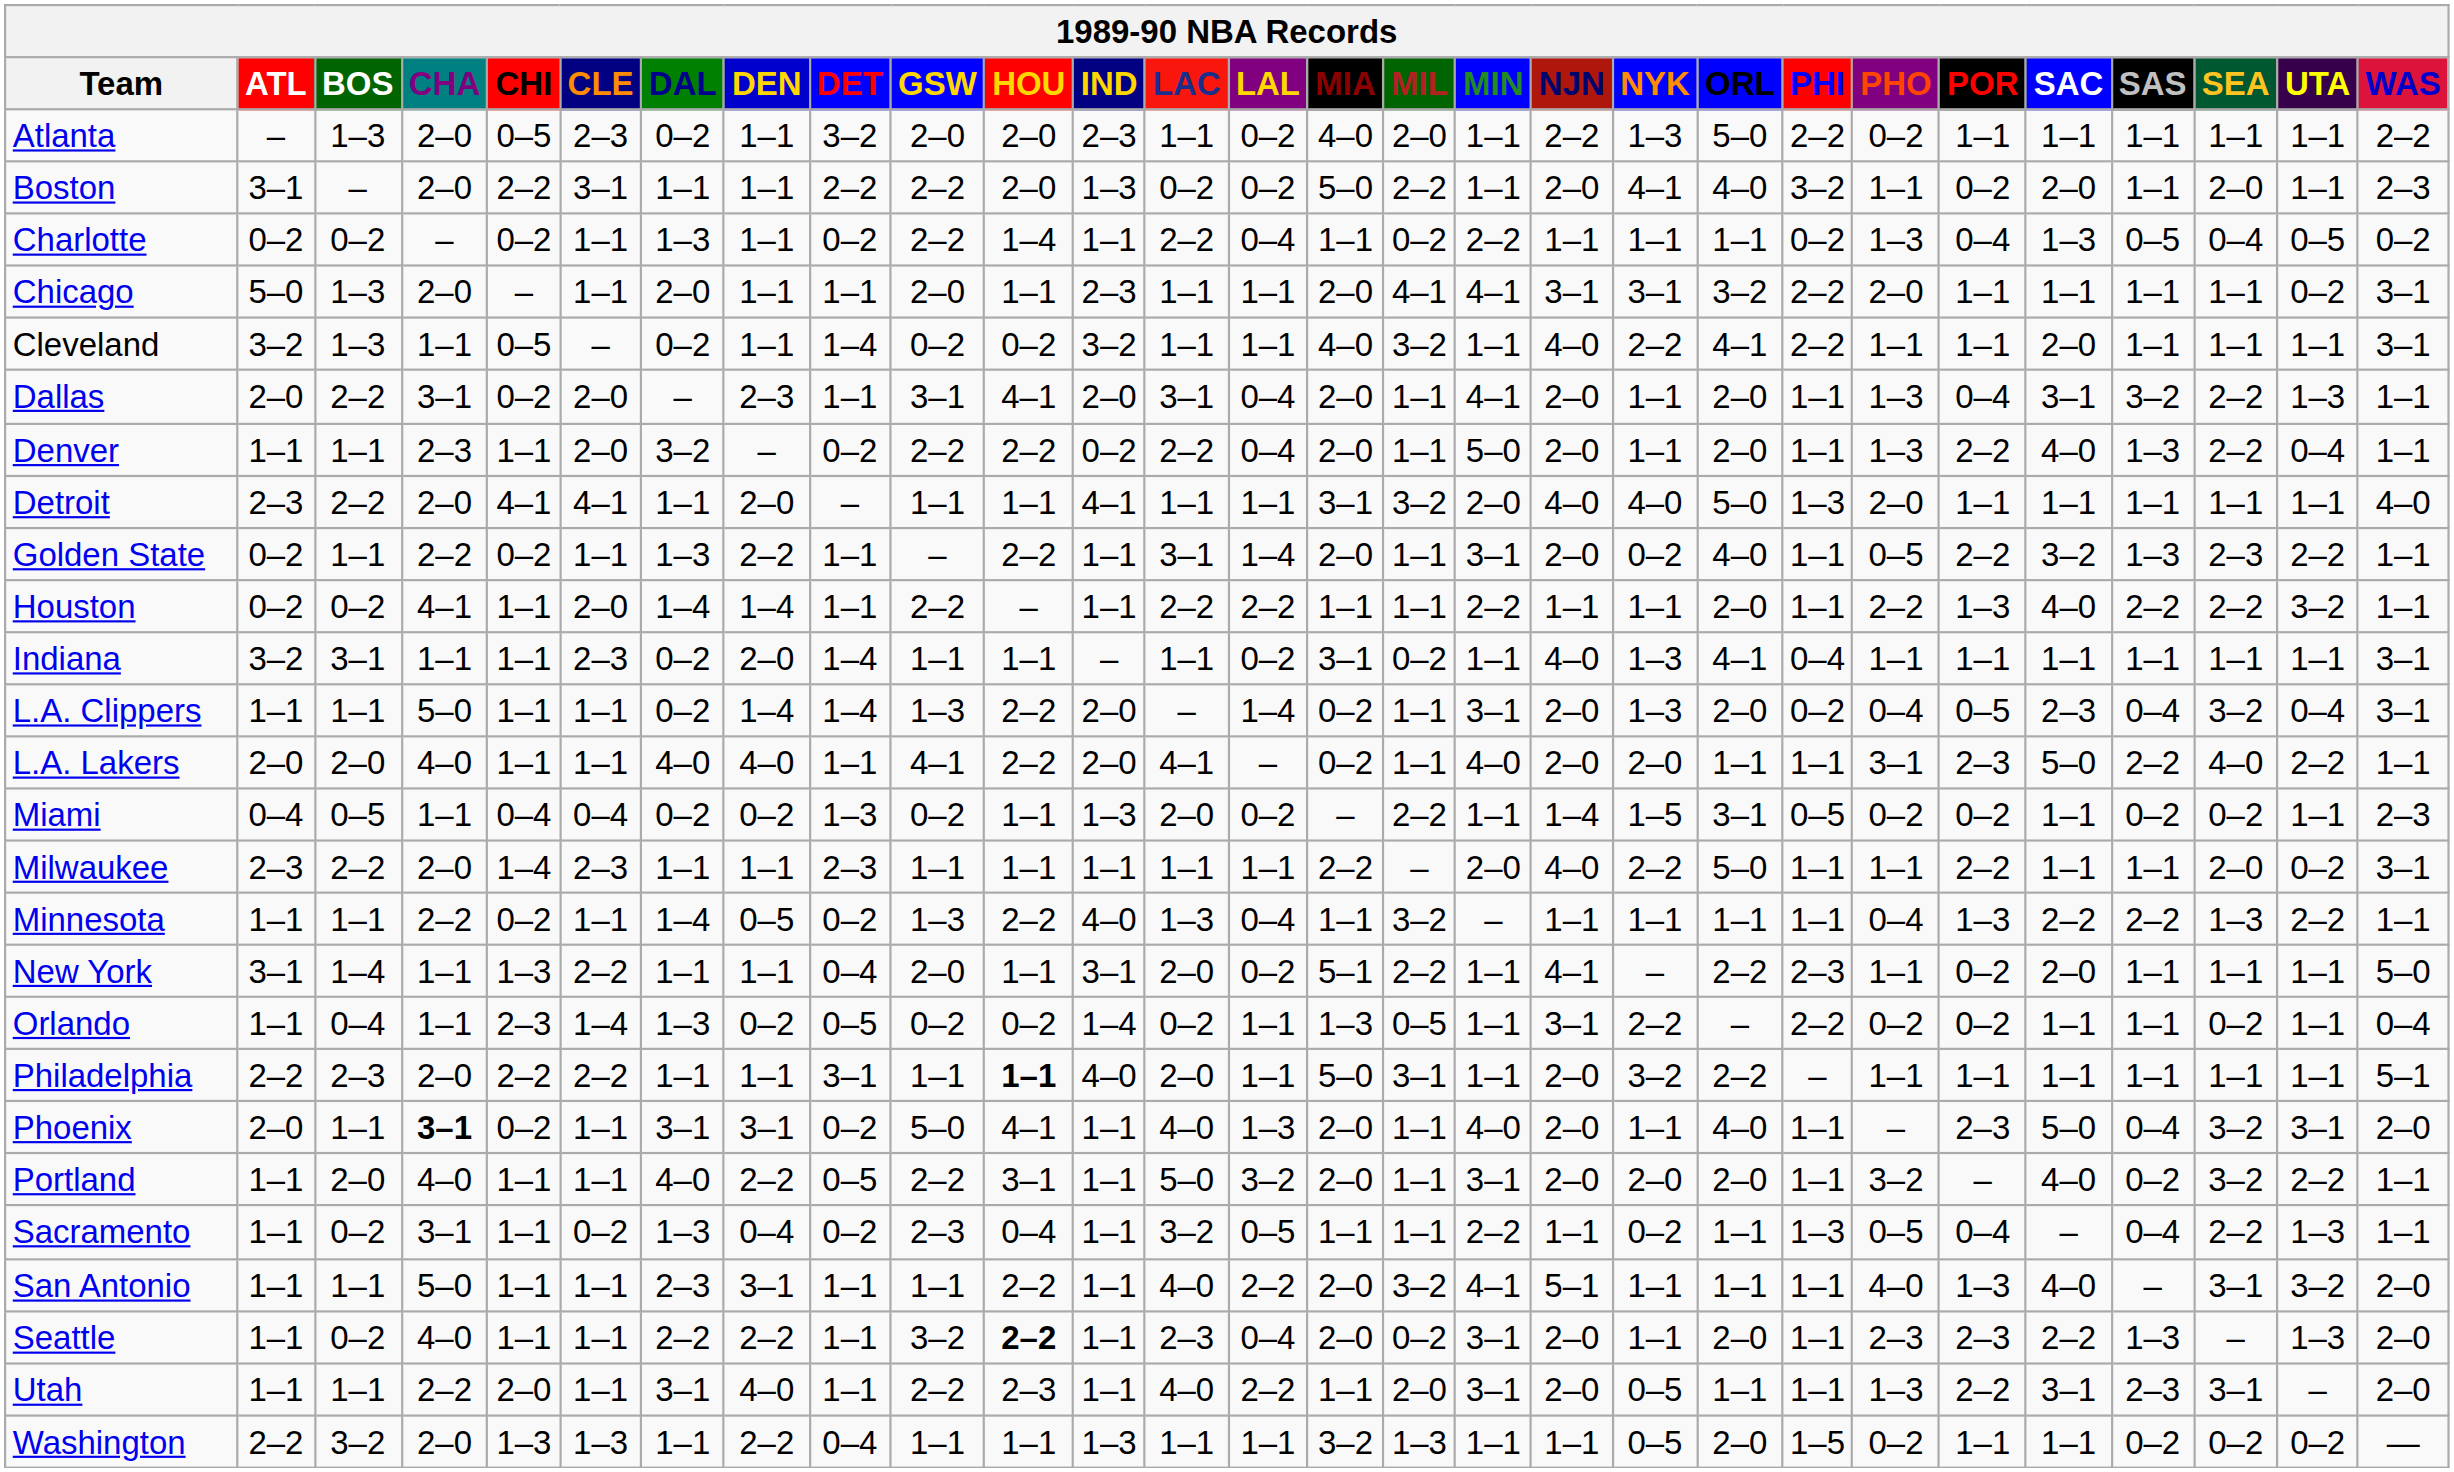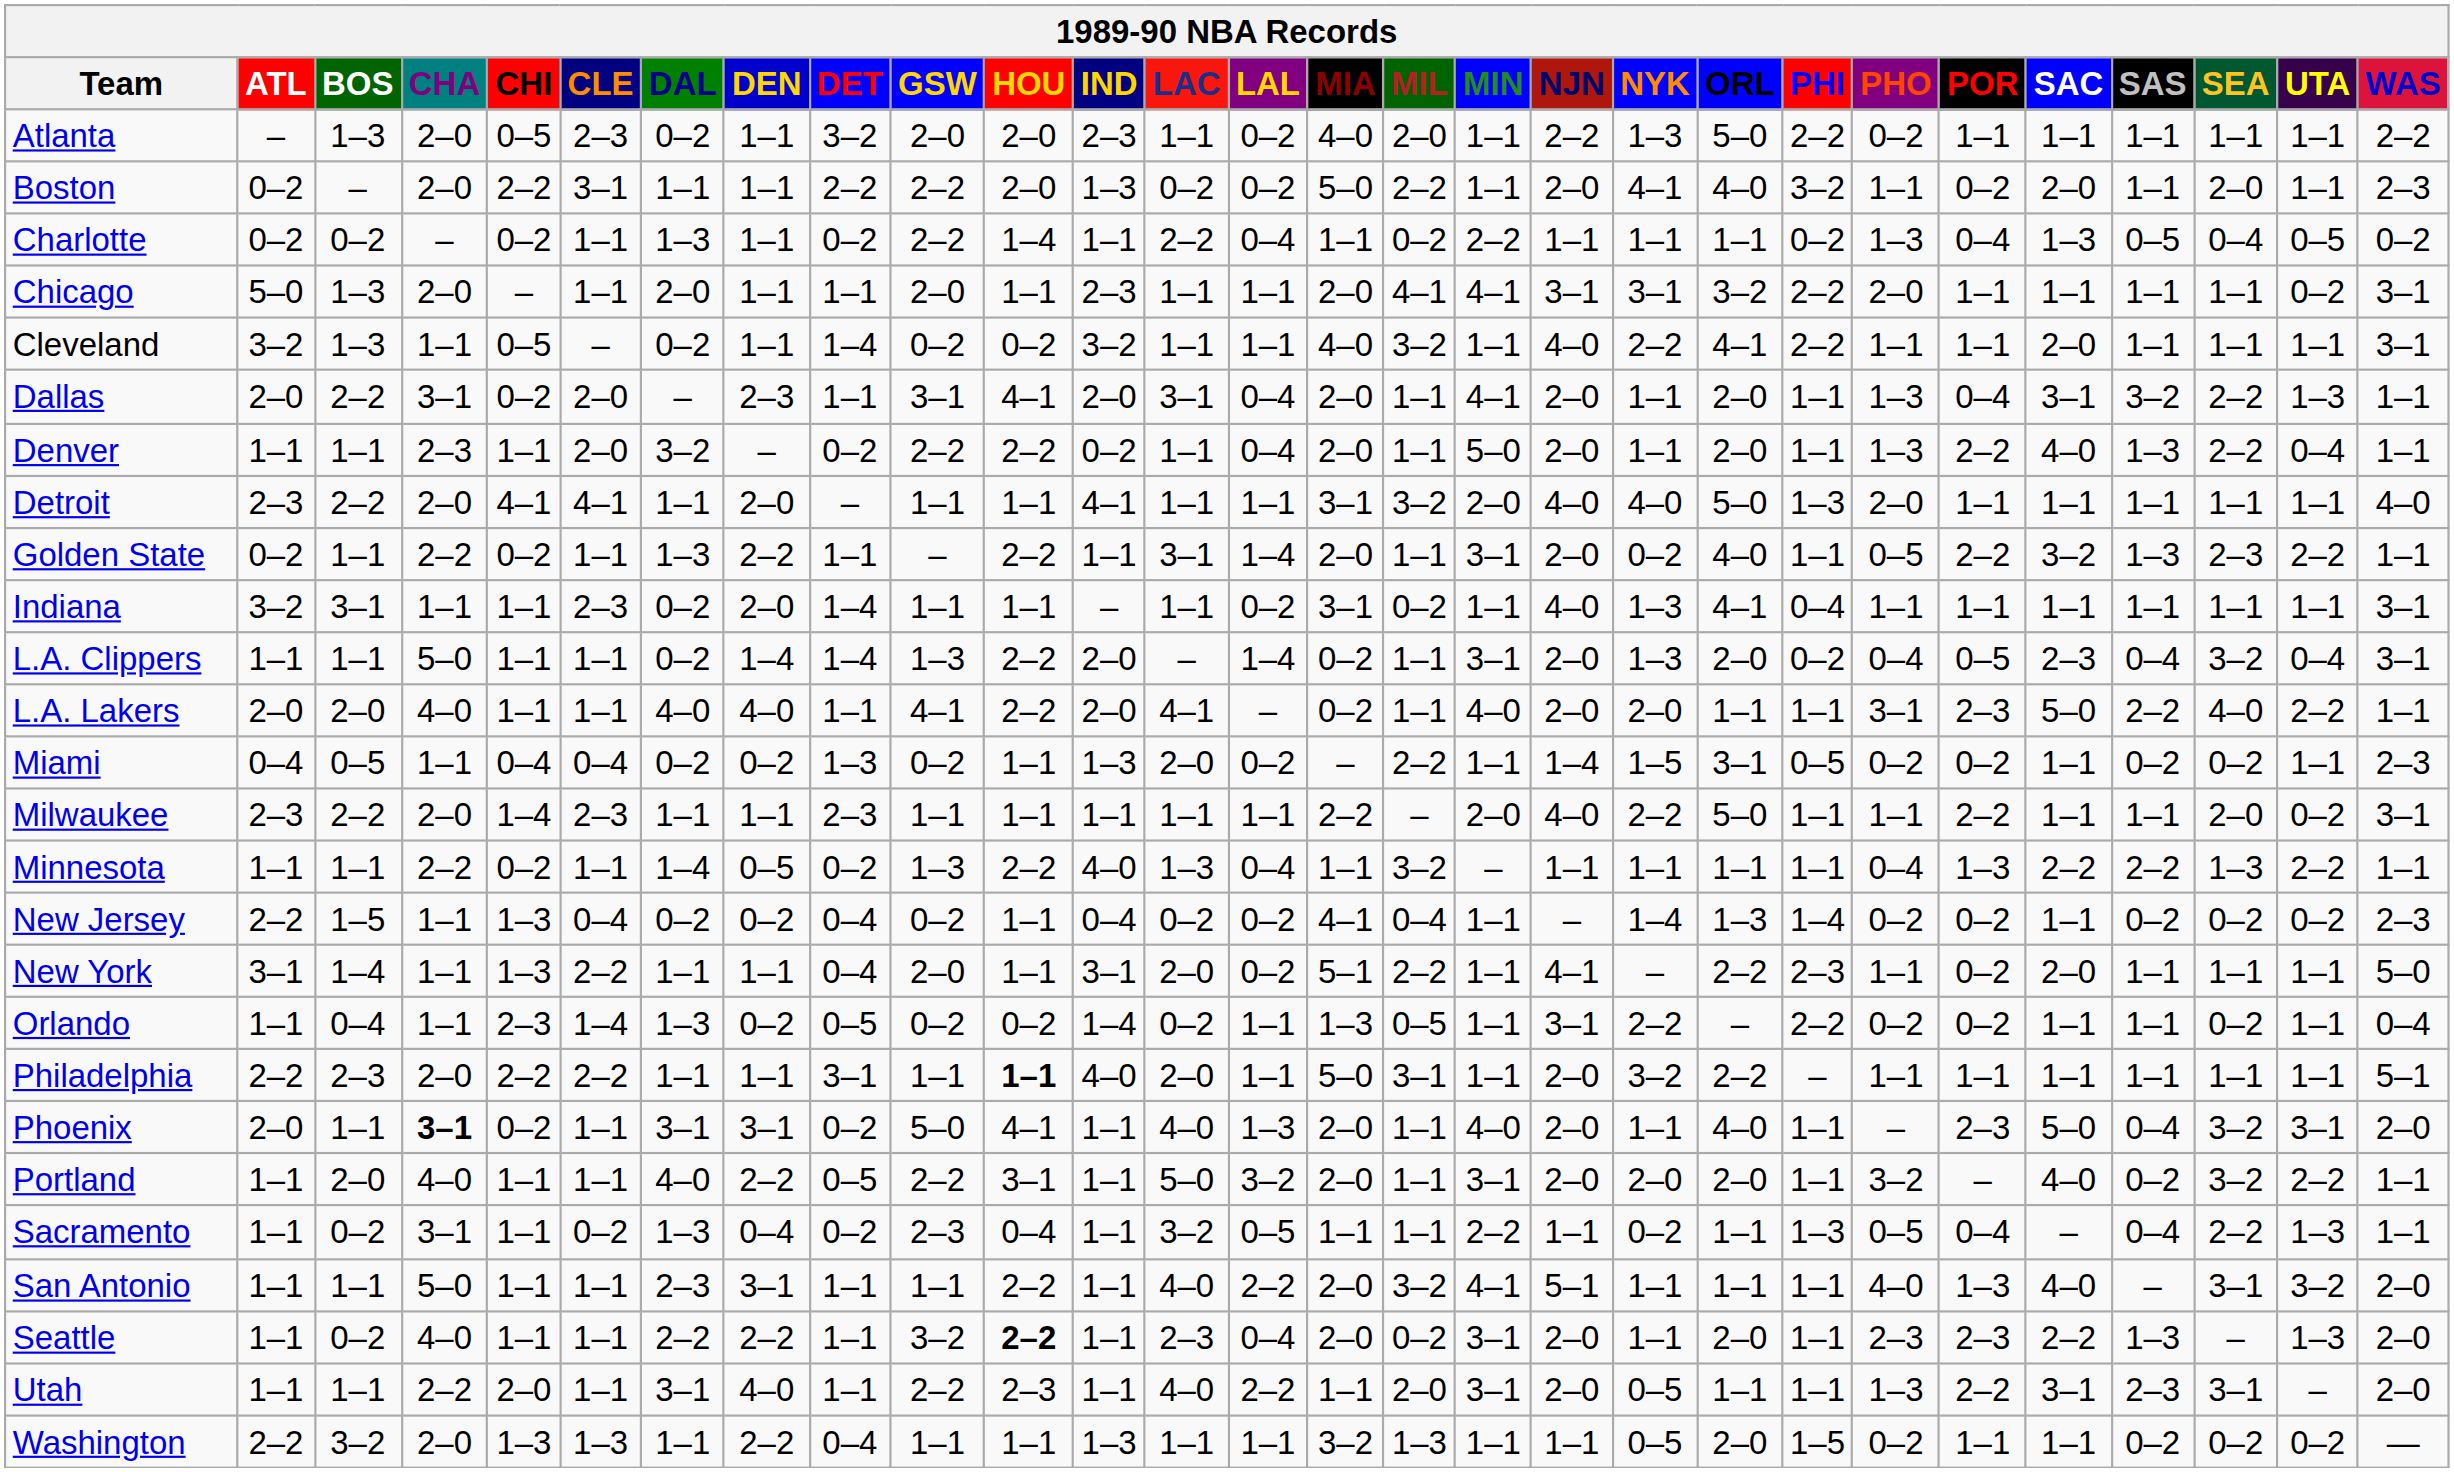(276, 188) 3–1 -> (276, 188) 0–2
(1187, 449) 2–2 -> (1187, 449) 1–1
- row: (74, 606)
+ row: (99, 919)
